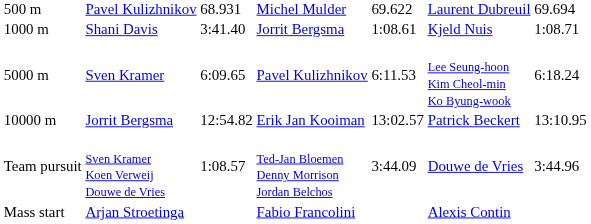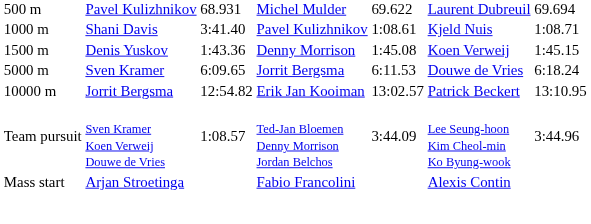(300, 29) Jorrit Bergsma -> (312, 29) Pavel Kulizhnikov
+ row: (127, 50)
(312, 75) Pavel Kulizhnikov -> (300, 70) Jorrit Bergsma
(469, 84) Lee Seung-hoon Kim Cheol-min Ko Byung-wook -> (475, 70) Douwe de Vries
(475, 166) Douwe de Vries -> (469, 145) Lee Seung-hoon Kim Cheol-min Ko Byung-wook
